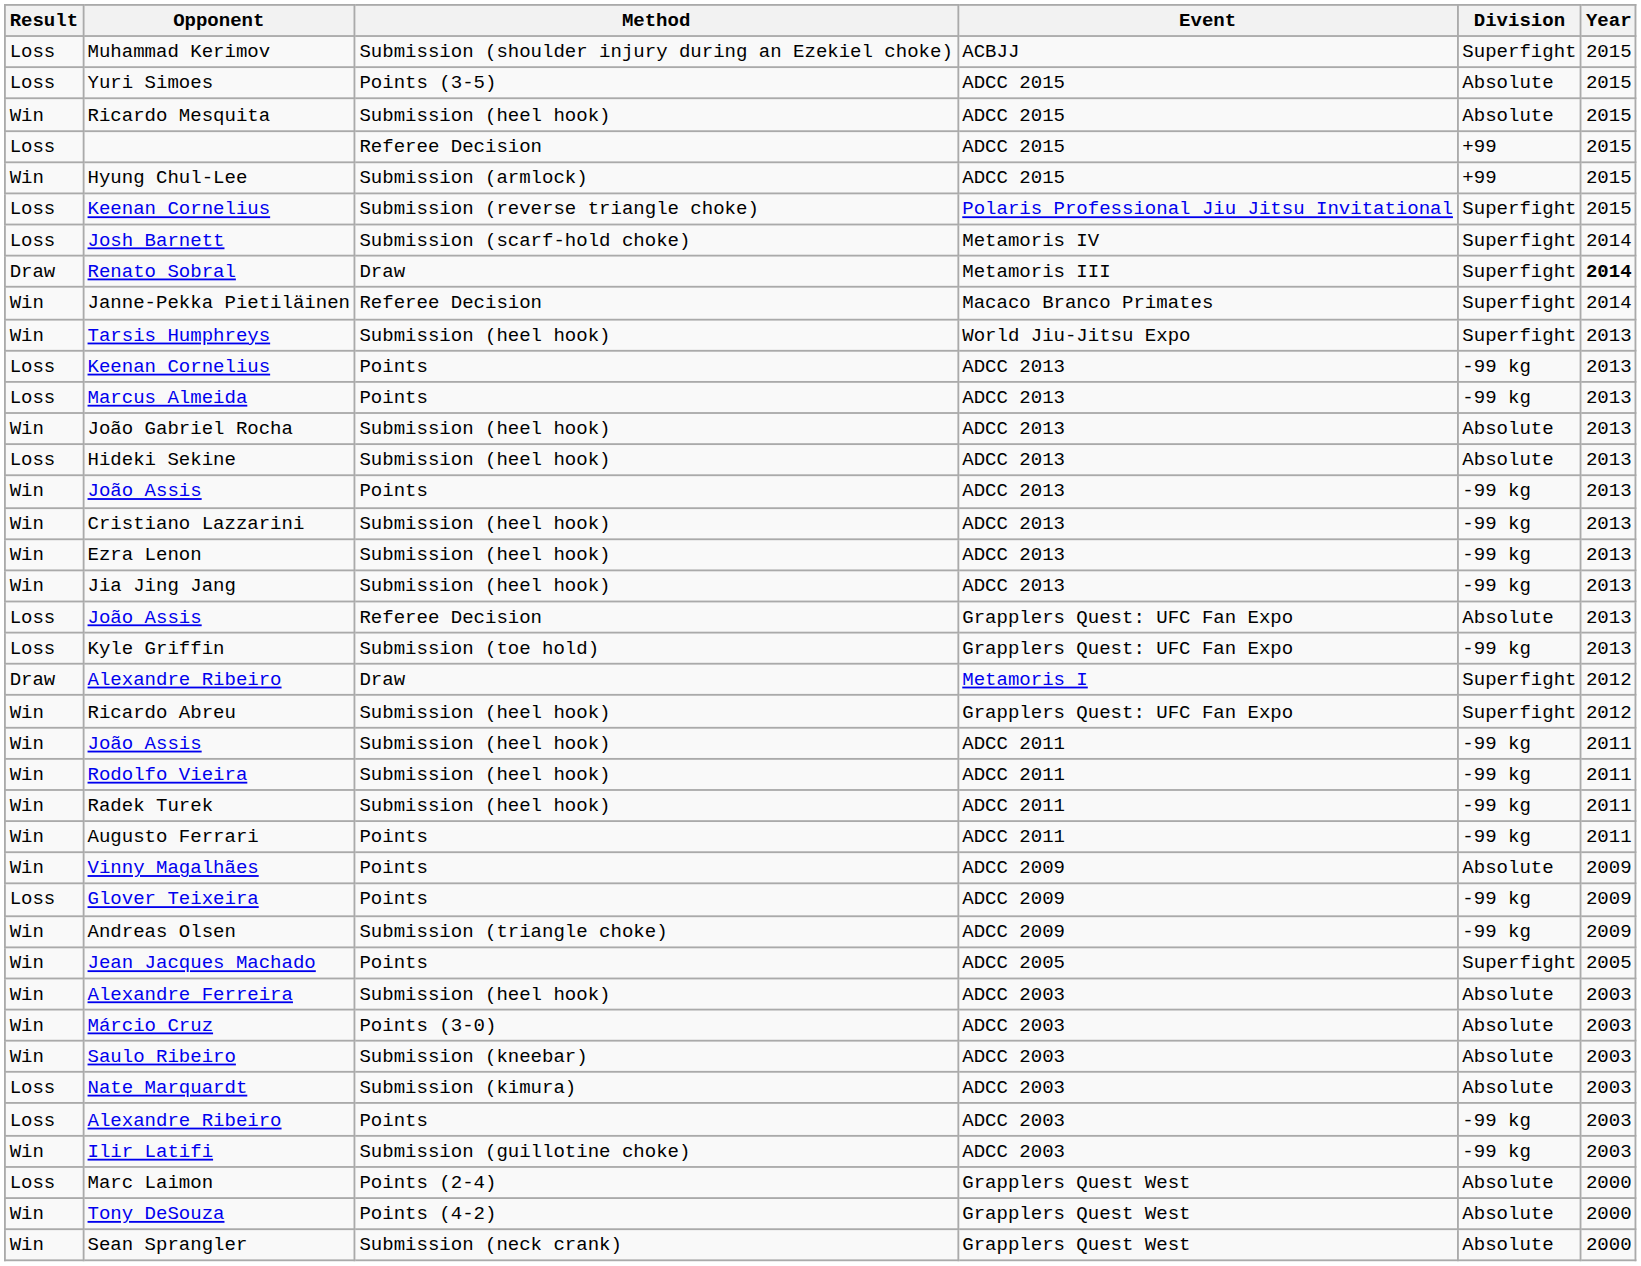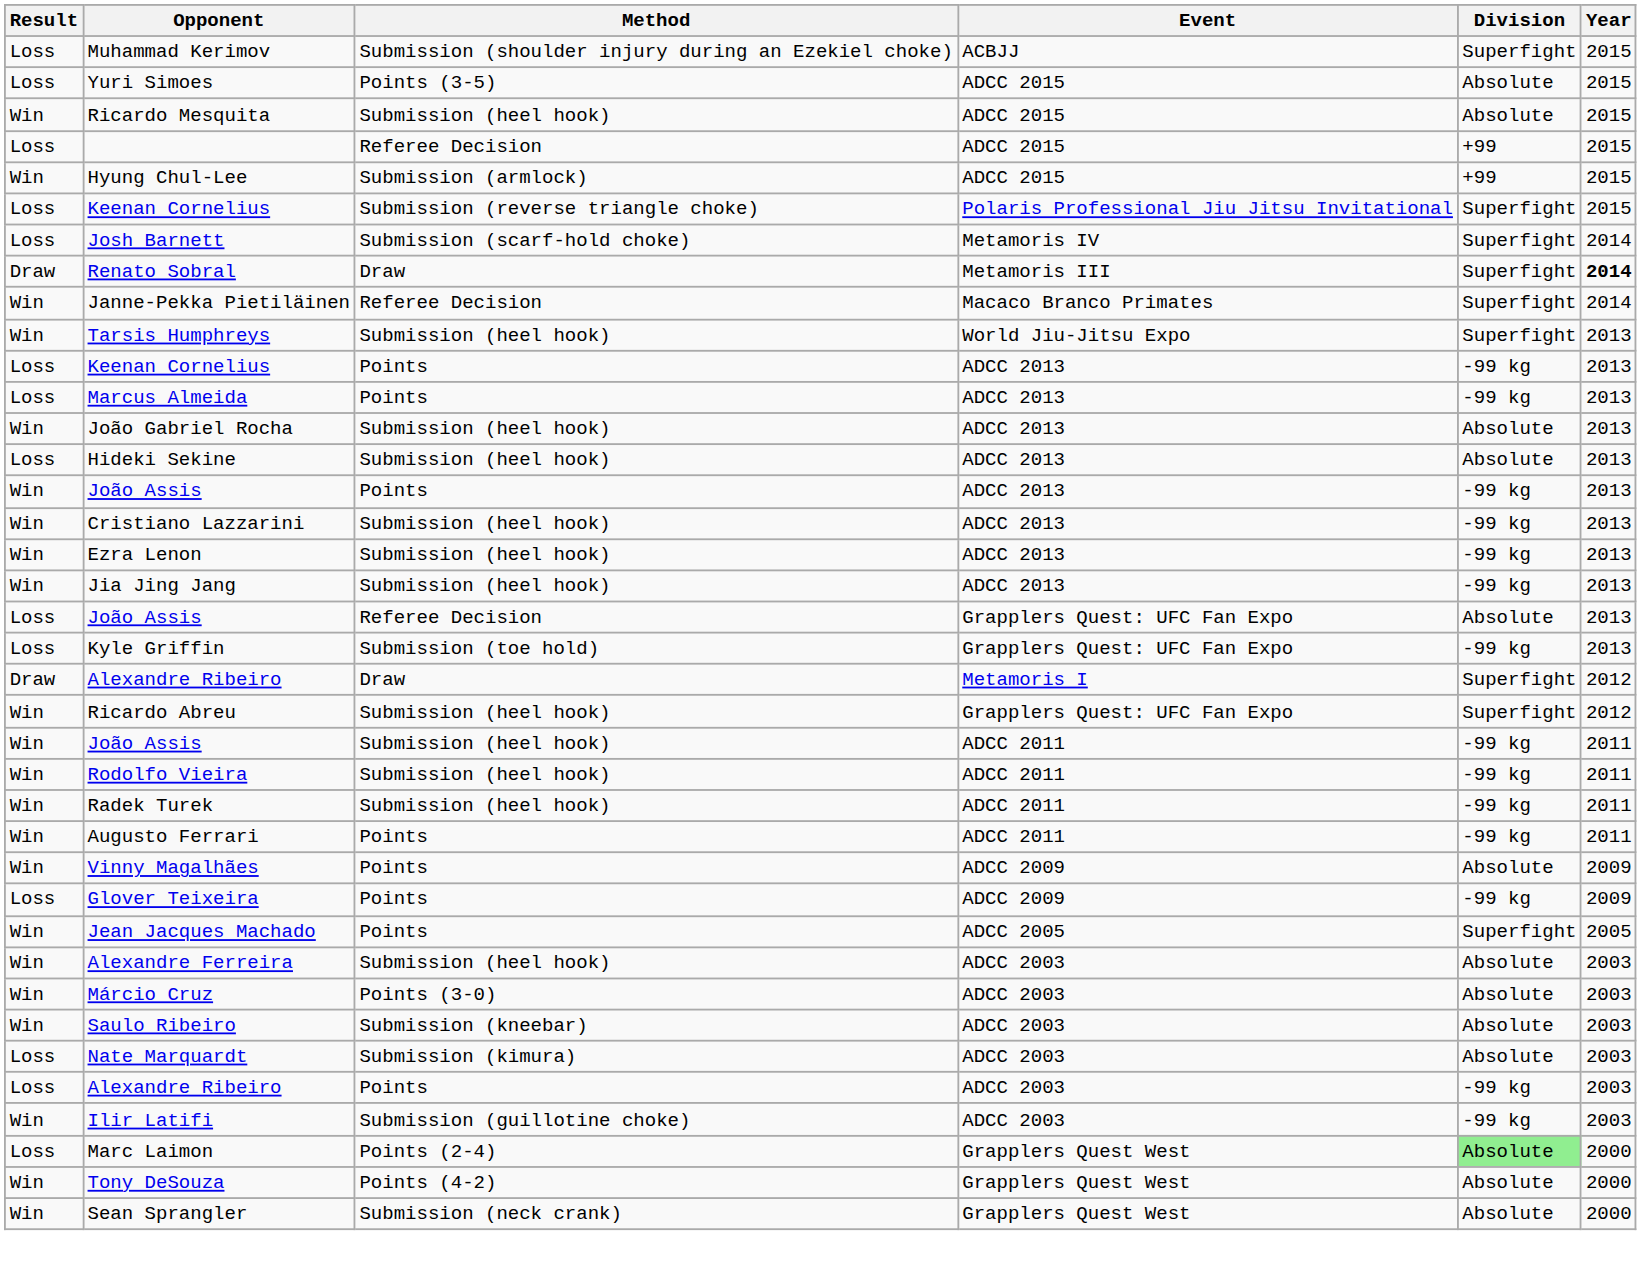- row: (162, 931)
(1508, 1183) no background -> (1508, 1151) lightgreen background
